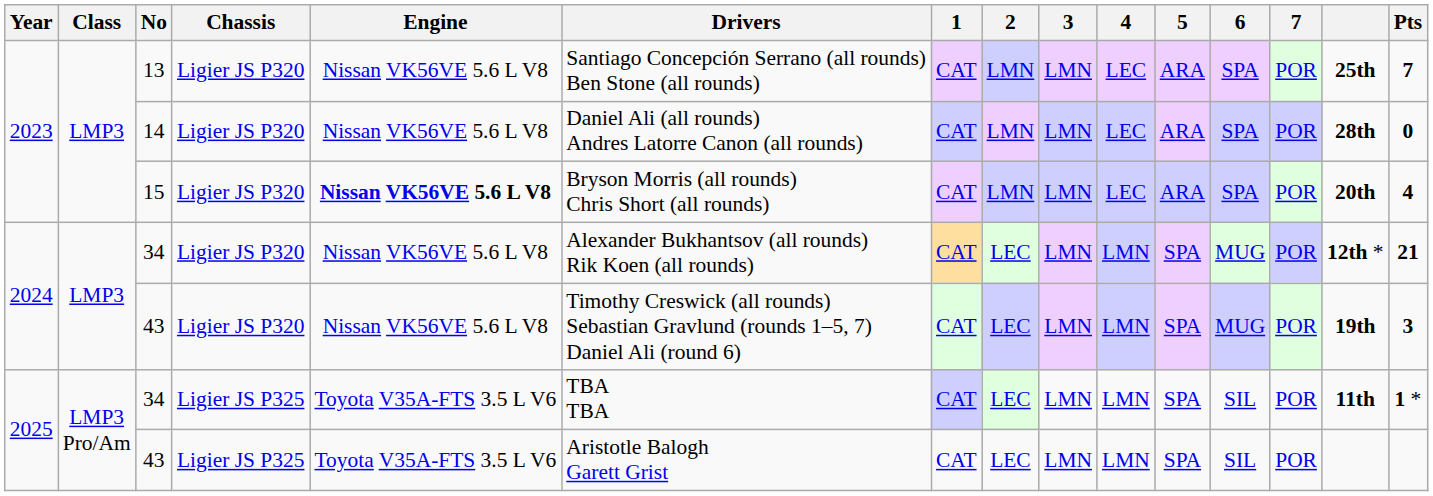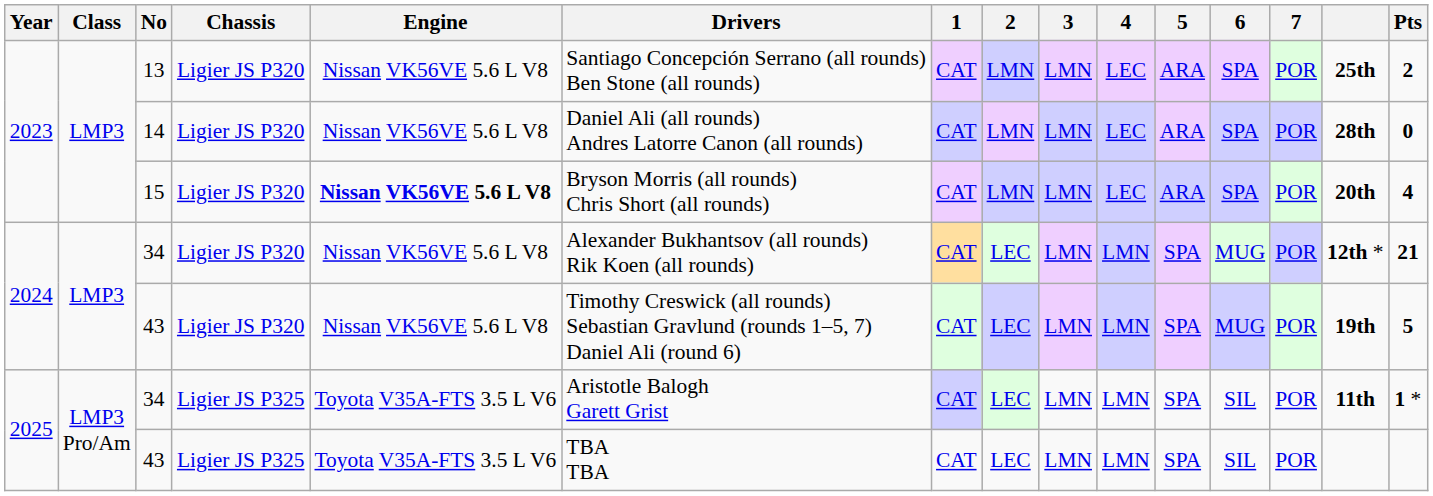(1408, 70) 7 -> (1408, 70) 2
(1408, 326) 3 -> (1408, 326) 5
(588, 399) TBA TBA -> (637, 399) Aristotle Balogh Garett Grist
(637, 460) Aristotle Balogh Garett Grist -> (588, 460) TBA TBA
